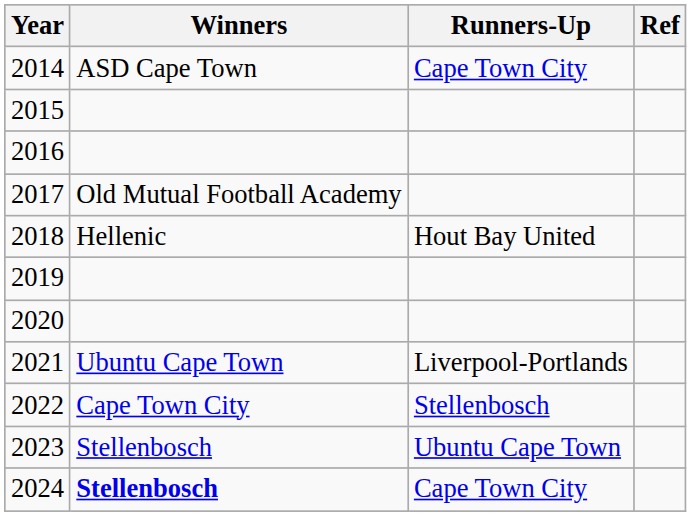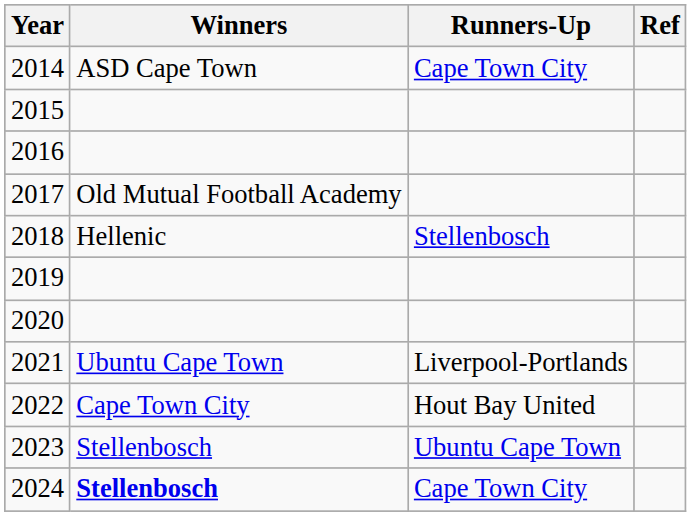(505, 236) Hout Bay United -> (482, 236) Stellenbosch
(482, 404) Stellenbosch -> (505, 404) Hout Bay United
